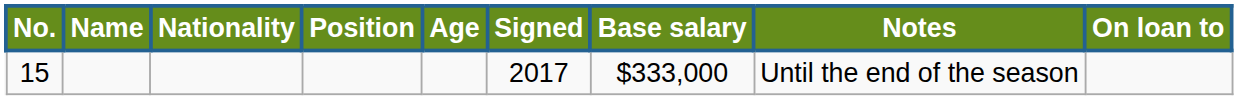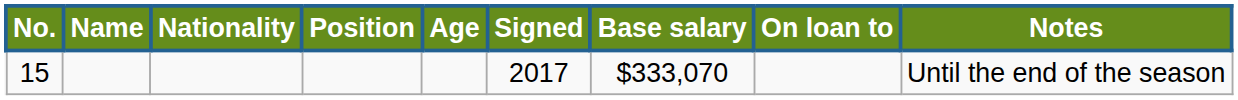columns swapped: (1158, 28) <-> (919, 28)
(672, 73) $333,000 -> (672, 73) $333,070
